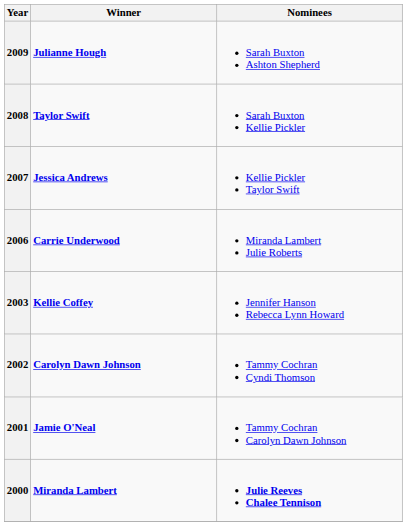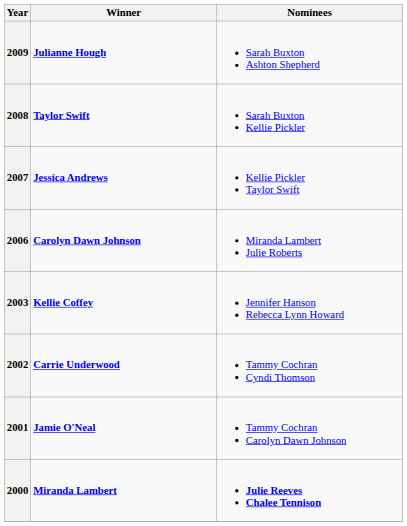(77, 240) Carrie Underwood -> (87, 240) Carolyn Dawn Johnson
(87, 365) Carolyn Dawn Johnson -> (77, 365) Carrie Underwood
